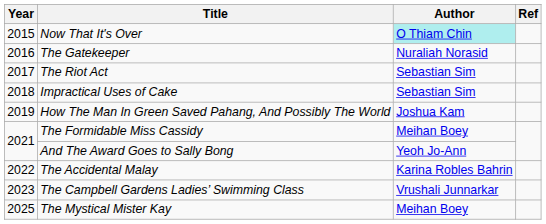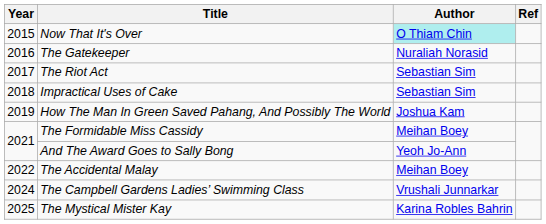(454, 170) Karina Robles Bahrin -> (432, 170) Meihan Boey
(21, 190) 2023 -> (21, 190) 2024
(432, 209) Meihan Boey -> (454, 209) Karina Robles Bahrin
